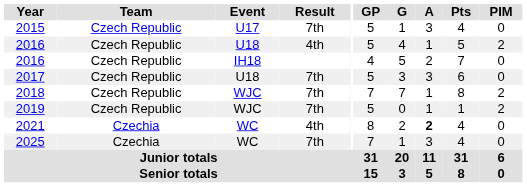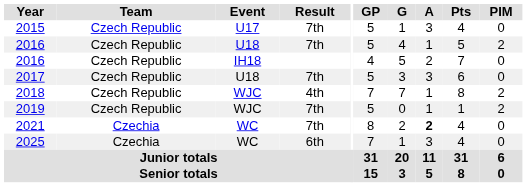(315, 44) 4th -> (315, 44) 7th
(315, 93) 7th -> (315, 93) 4th
(315, 125) 4th -> (315, 125) 7th
(315, 141) 7th -> (315, 141) 6th
